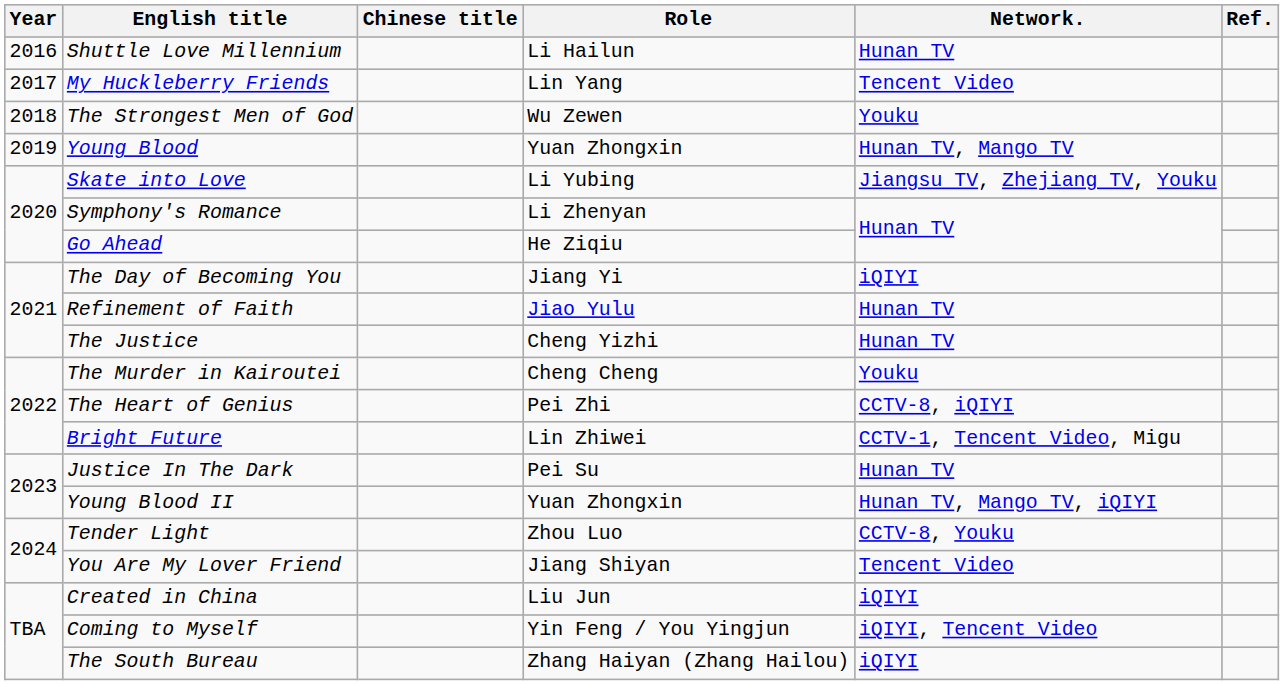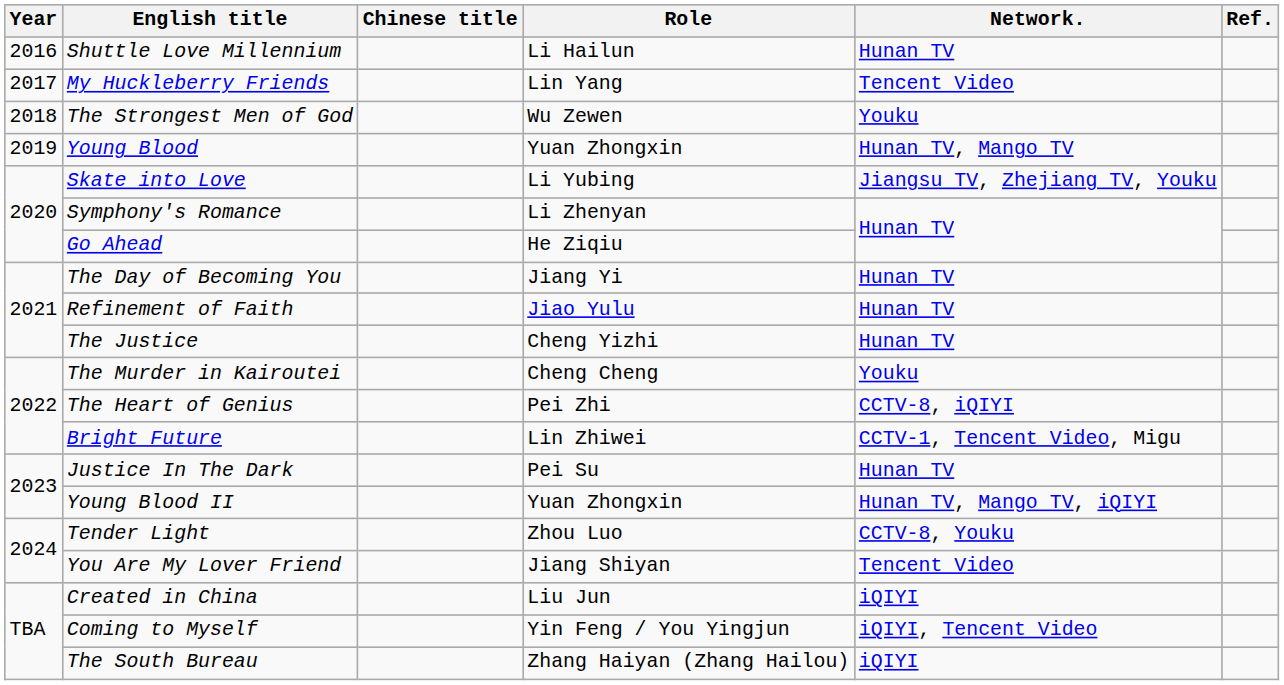(889, 278) iQIYI -> (907, 278) Hunan TV
